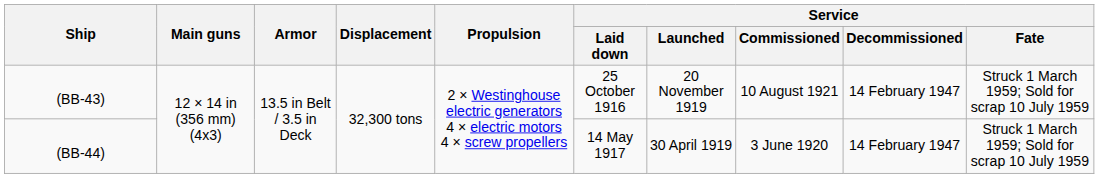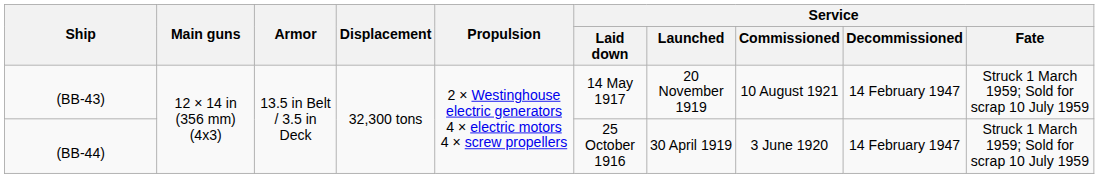(610, 92) 25 October 1916 -> (610, 92) 14 May 1917
(610, 146) 14 May 1917 -> (610, 146) 25 October 1916
